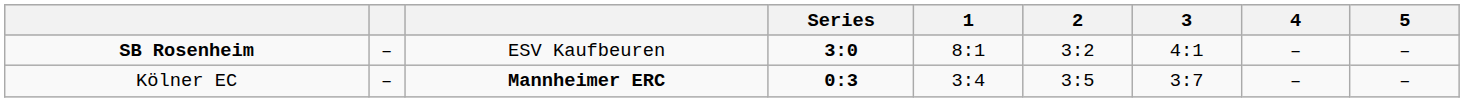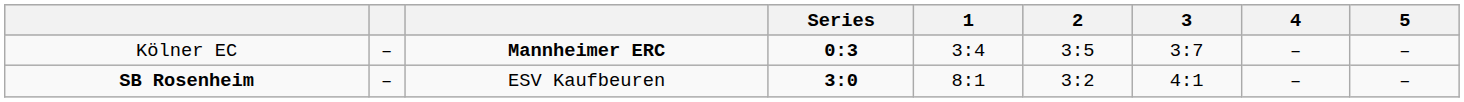rows swapped: (187, 50) <-> (187, 81)
